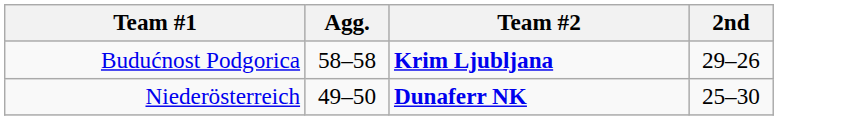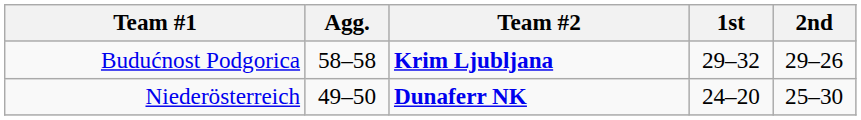+ column: (731, 22)
